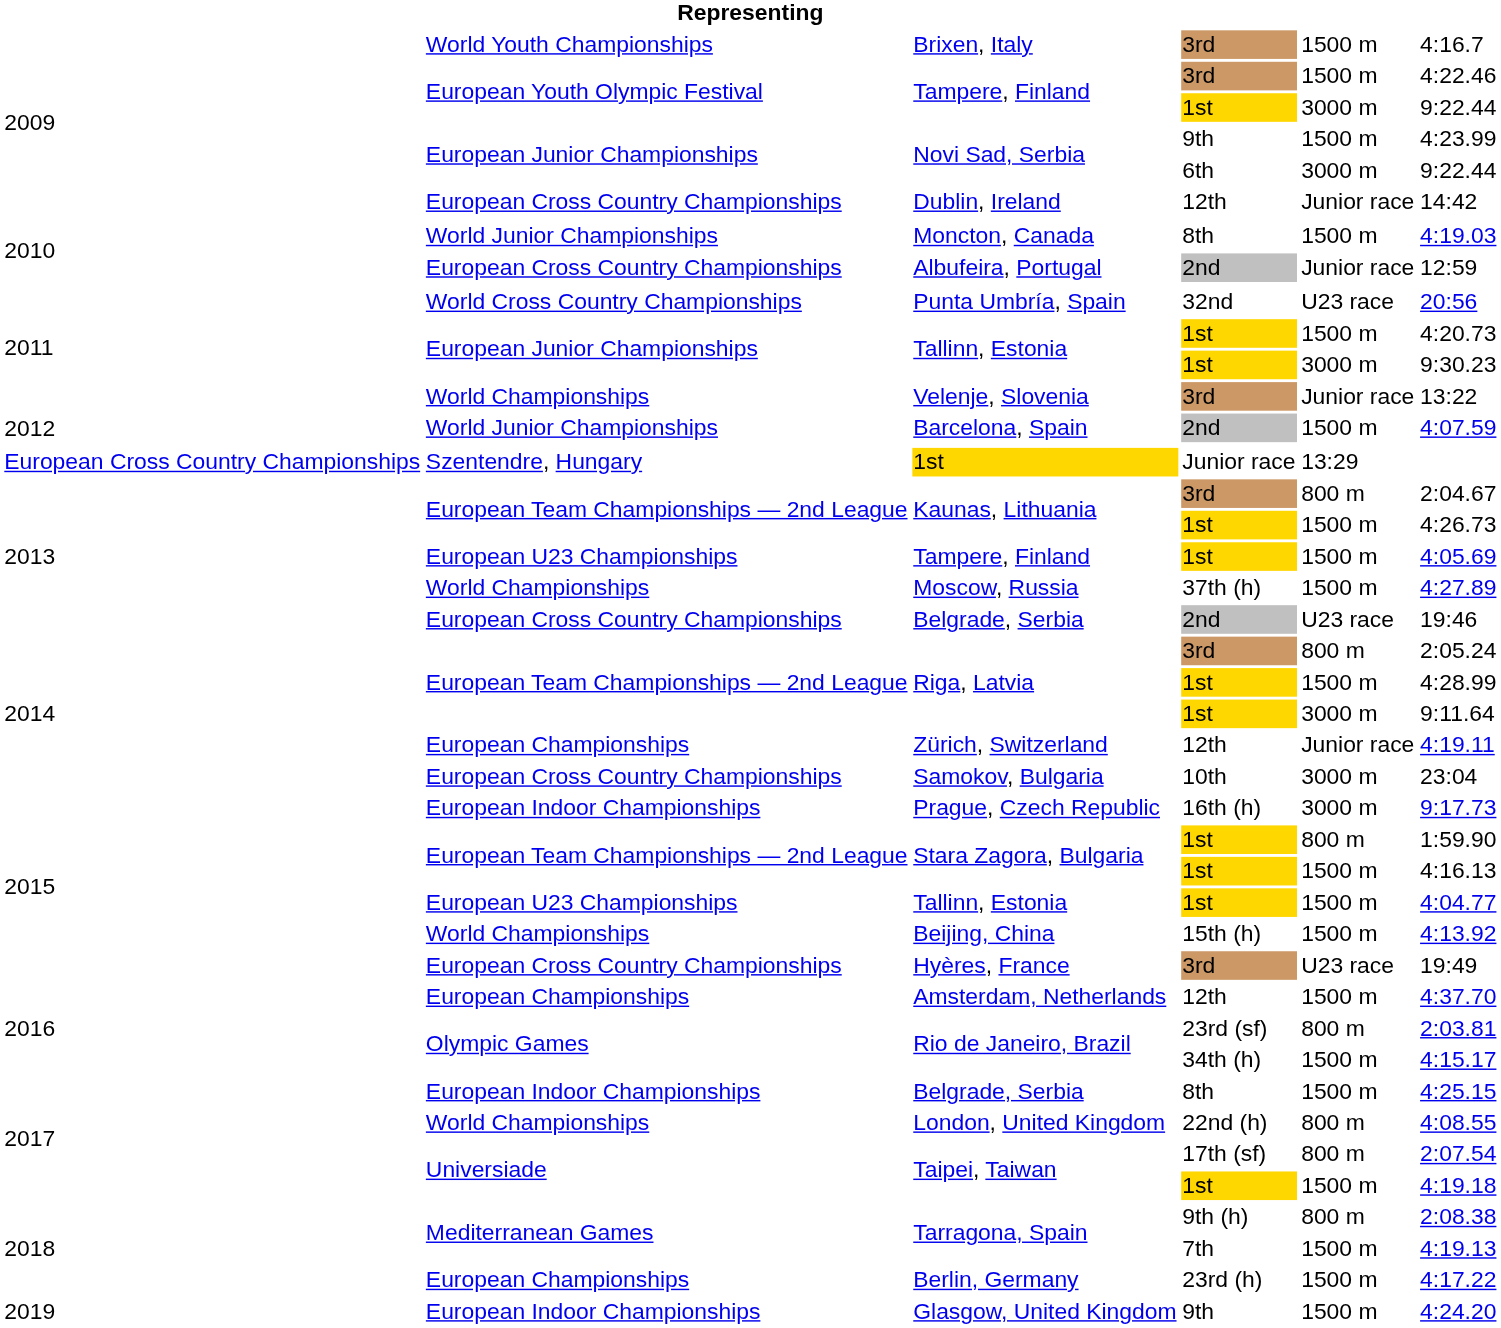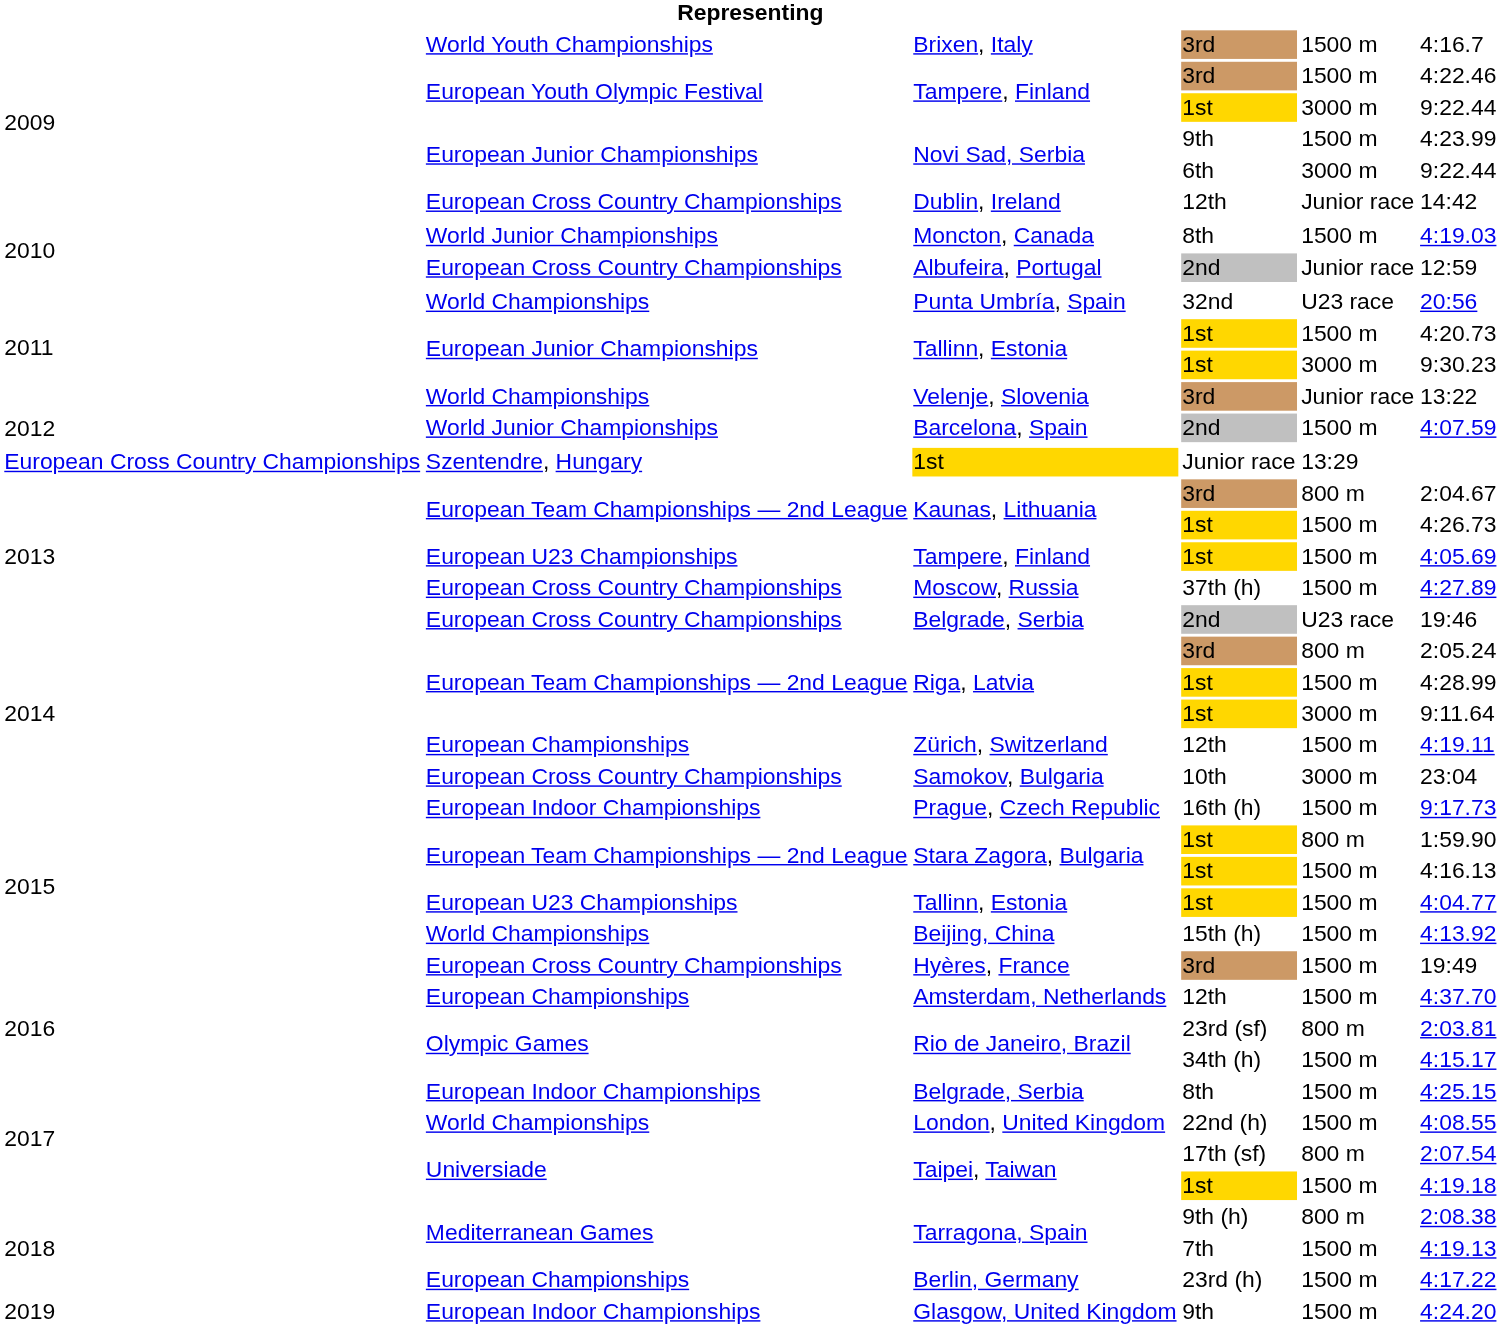(614, 301) World Cross Country Championships -> (538, 301) World Championships
(538, 587) World Championships -> (634, 587) European Cross Country Championships
(1358, 745) Junior race -> (1339, 745) 1500 m
(1339, 808) 3000 m -> (1339, 808) 1500 m
(1348, 965) U23 race -> (1339, 965) 1500 m
(1333, 1122) 800 m -> (1339, 1122) 1500 m
